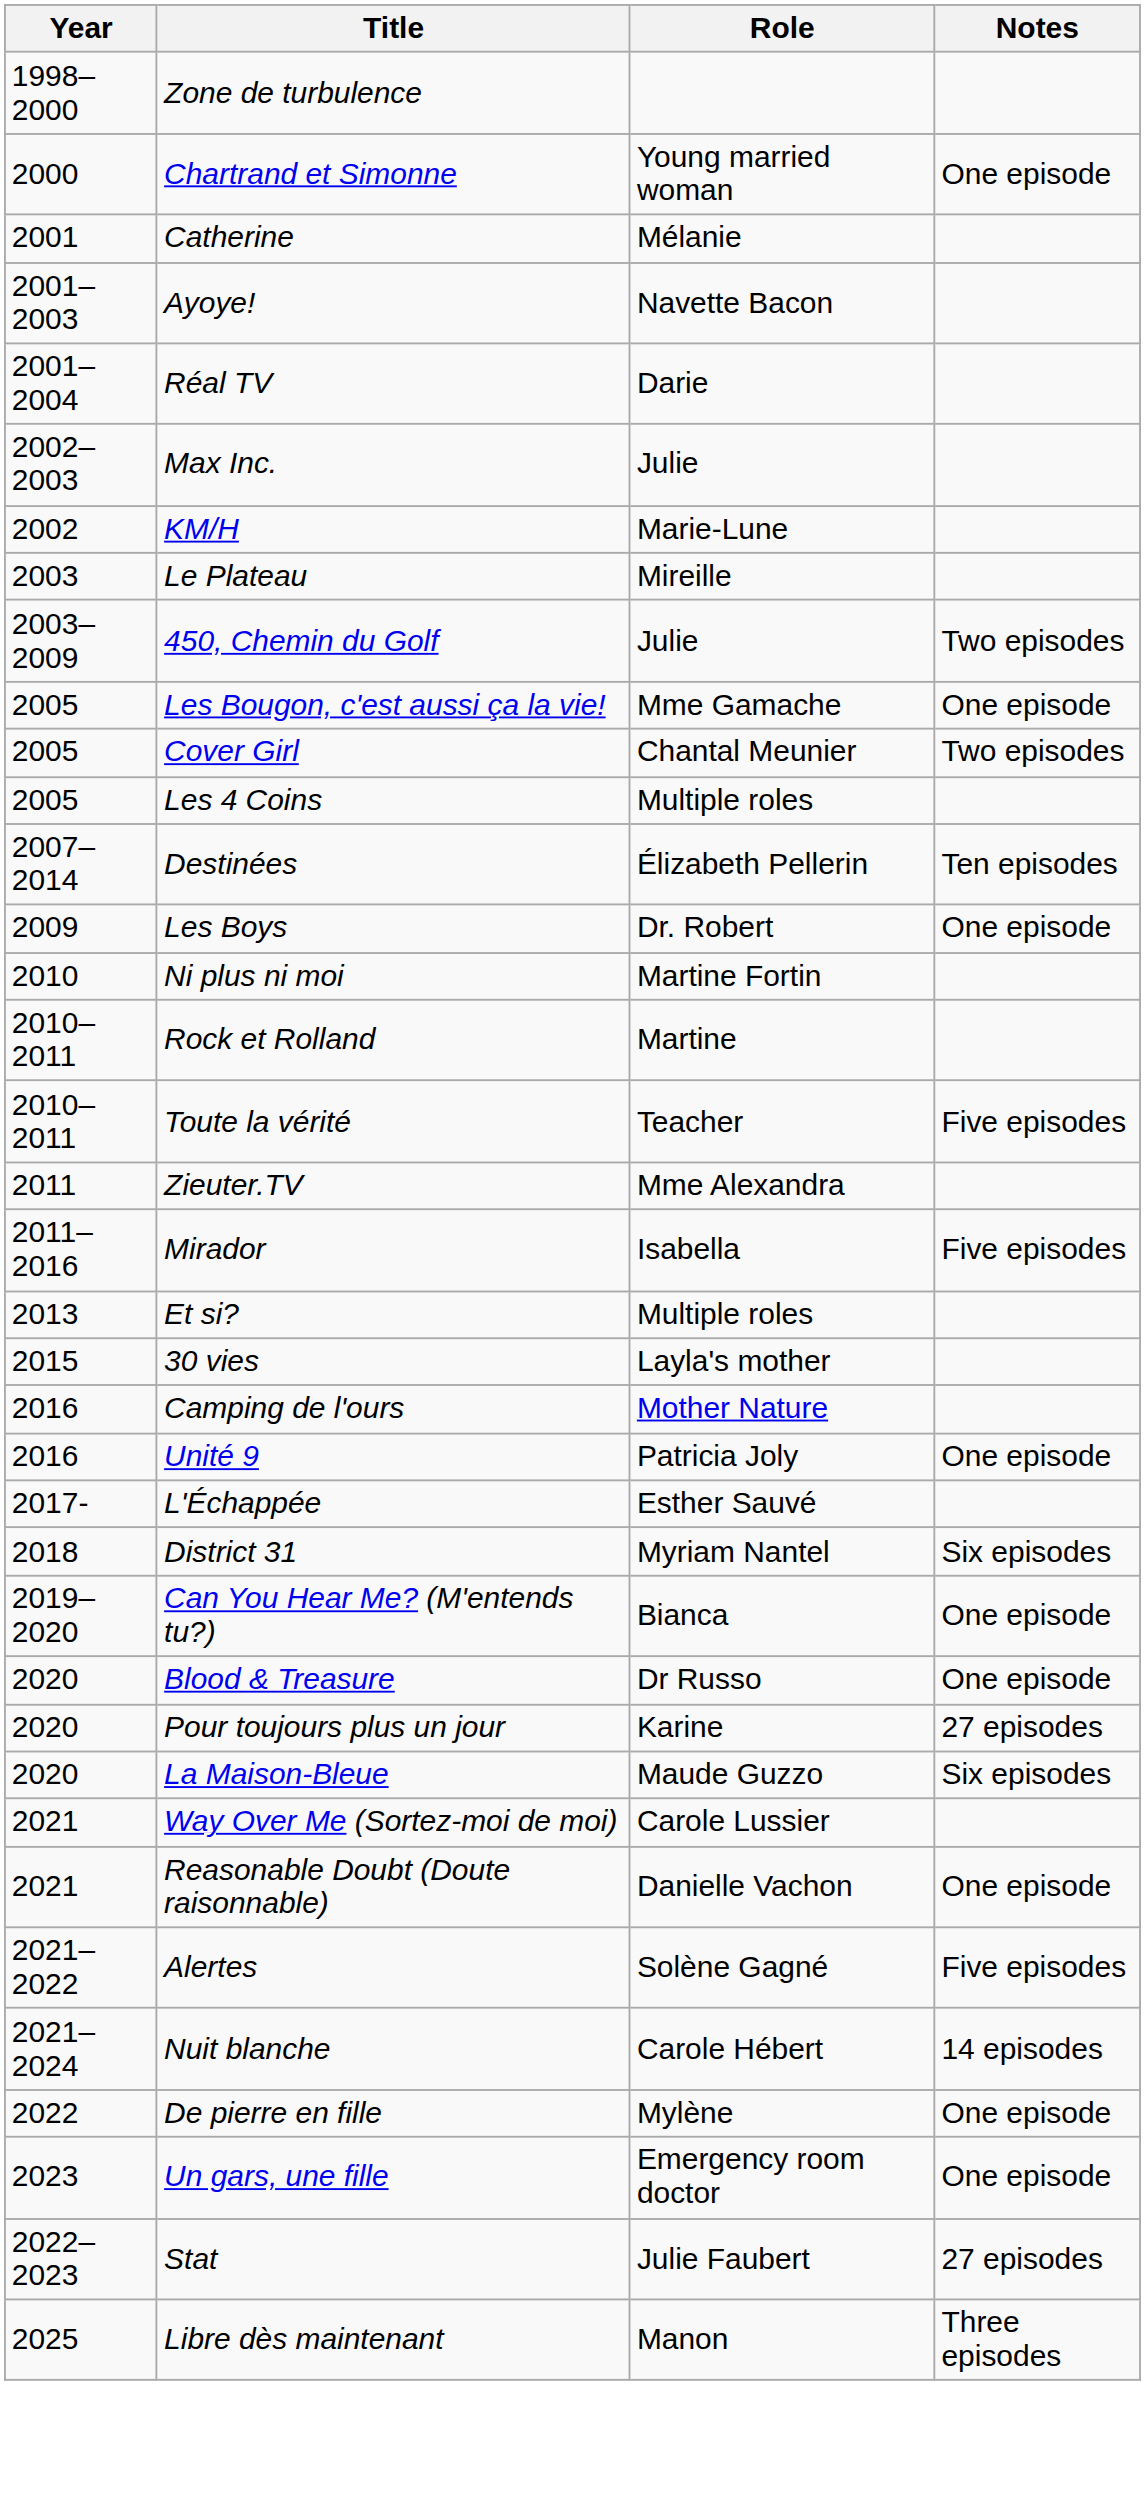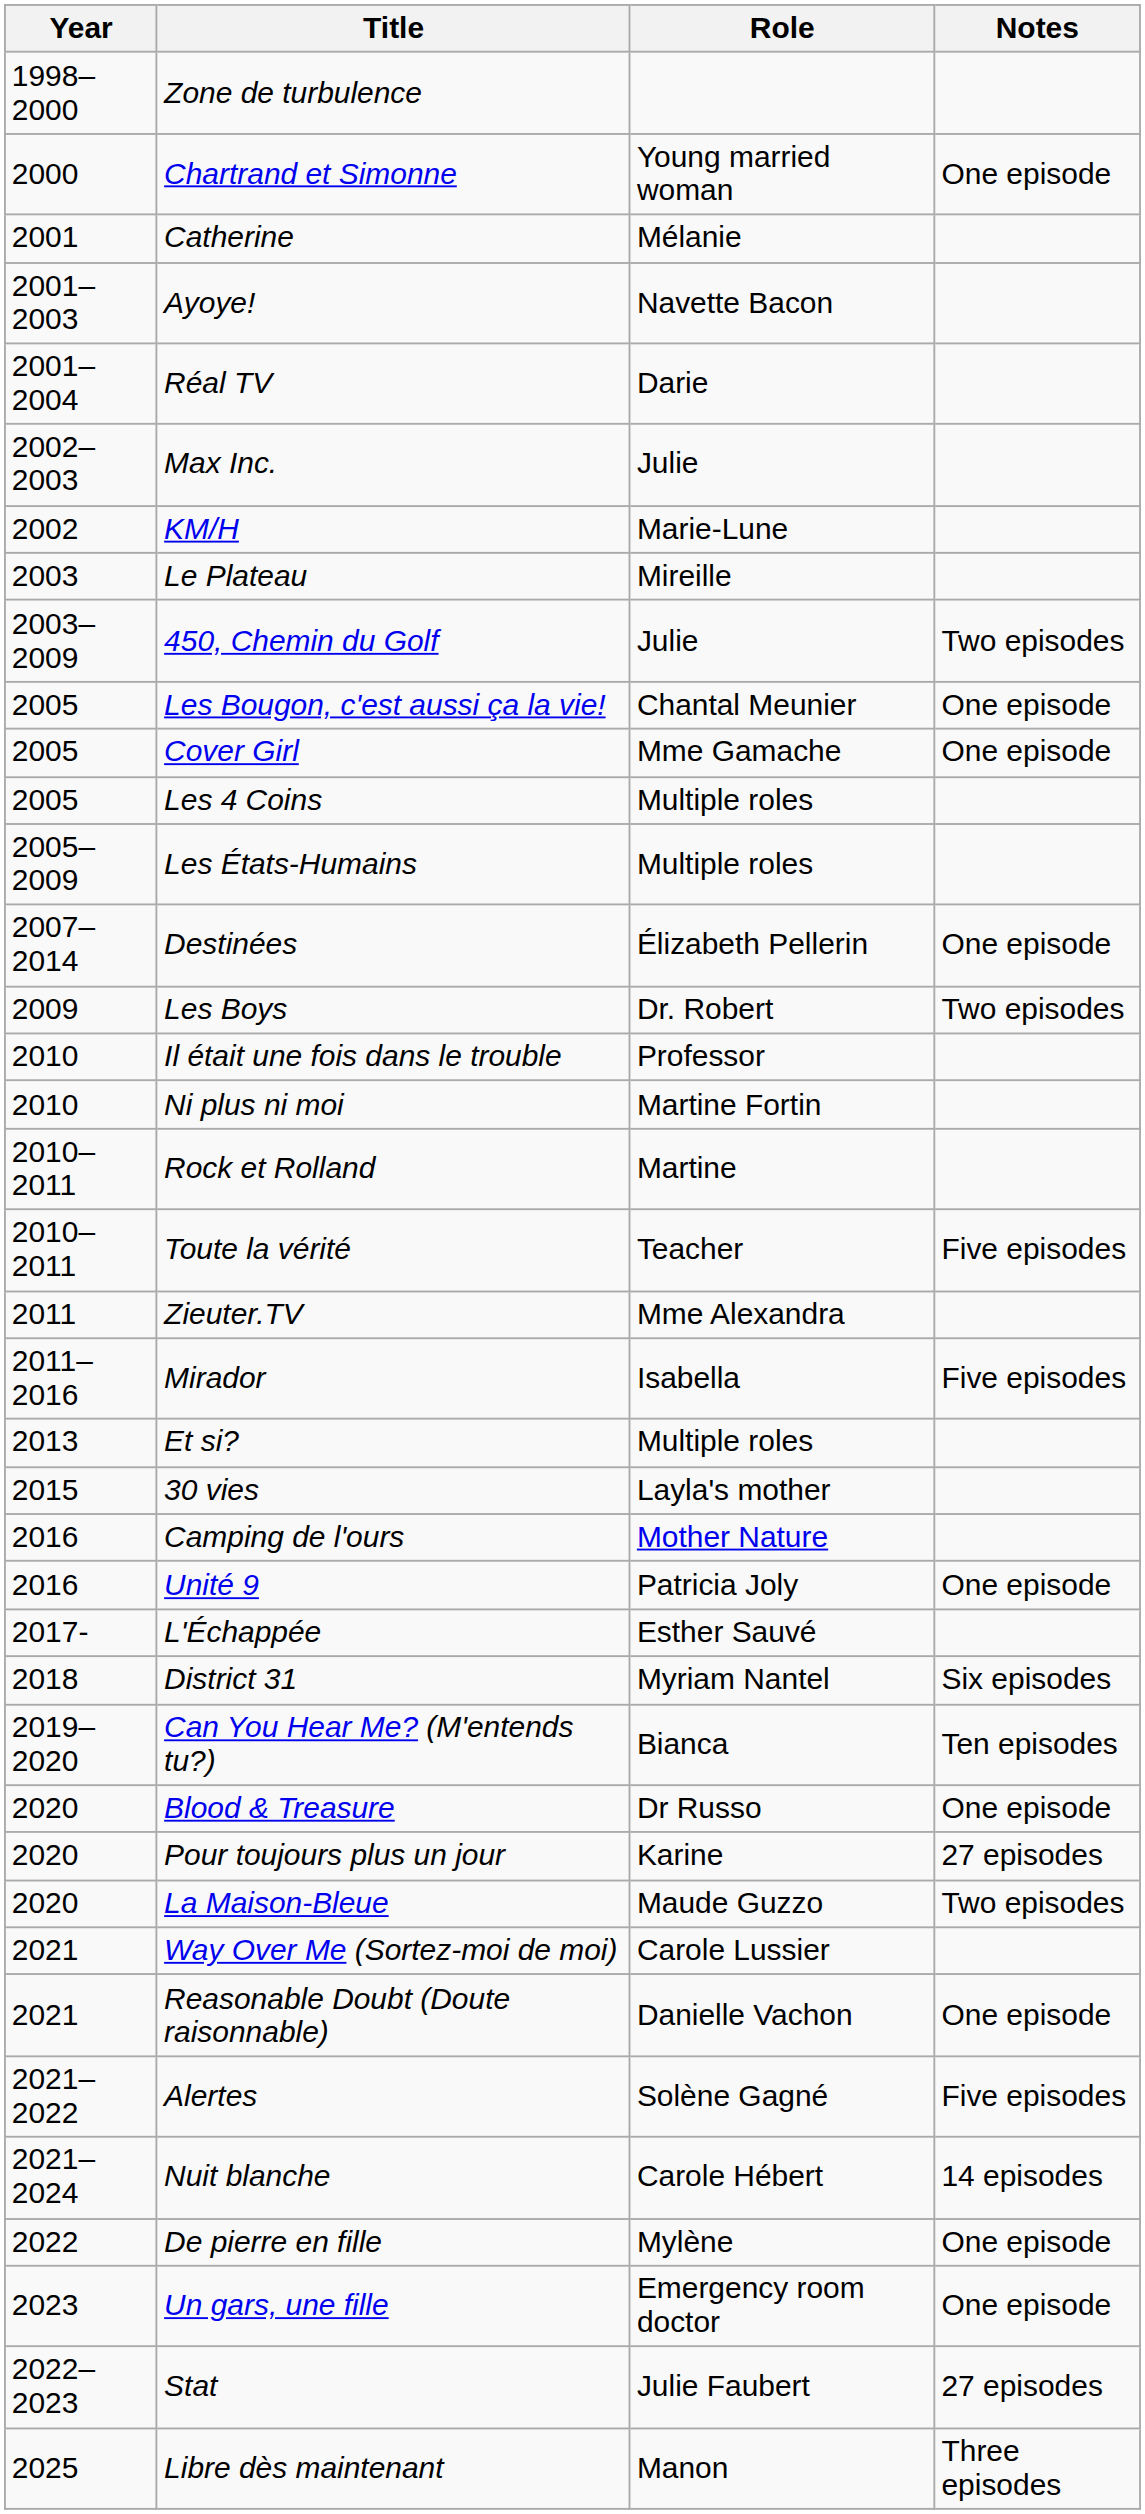(739, 704) Mme Gamache -> (747, 704) Chantal Meunier
(747, 752) Chantal Meunier -> (739, 752) Mme Gamache
(1033, 752) Two episodes -> (1026, 752) One episode
+ row: (291, 863)
(1030, 863) Ten episodes -> (1026, 944) One episode
(1026, 928) One episode -> (1033, 1009) Two episodes
+ row: (363, 1056)
(1026, 1615) One episode -> (1030, 1743) Ten episodes
(1026, 1774) Six episodes -> (1033, 1903) Two episodes
